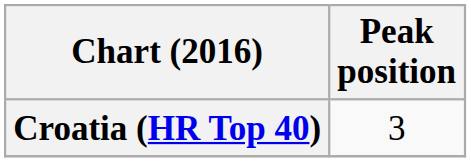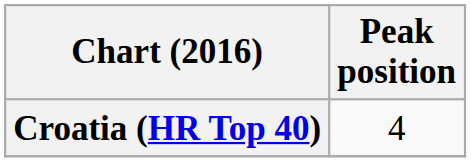(397, 127) 3 -> (397, 127) 4
